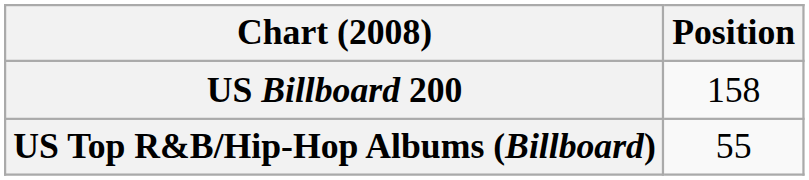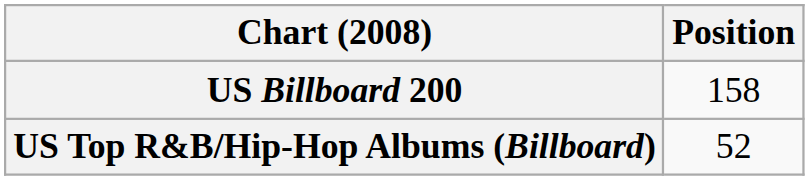(734, 145) 55 -> (734, 145) 52
